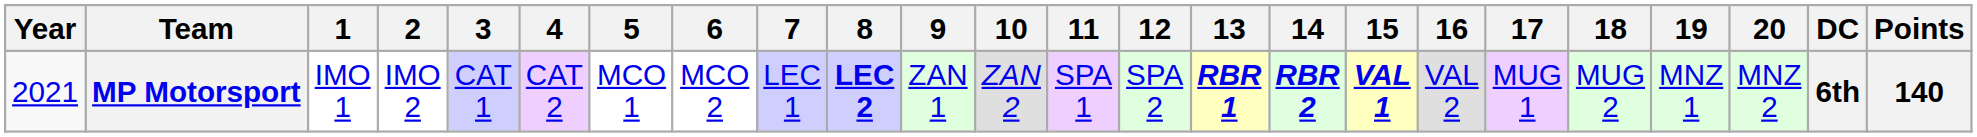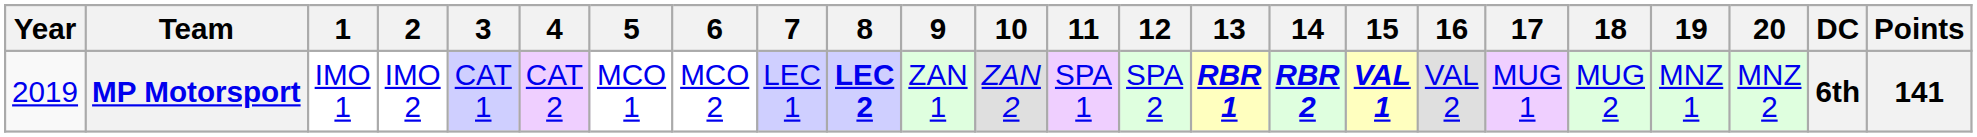(45, 91) 2021 -> (45, 91) 2019
(1919, 91) 140 -> (1919, 91) 141
